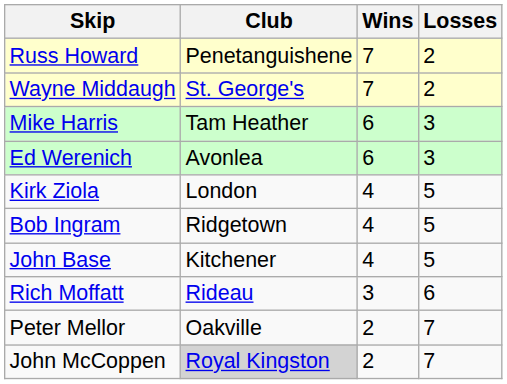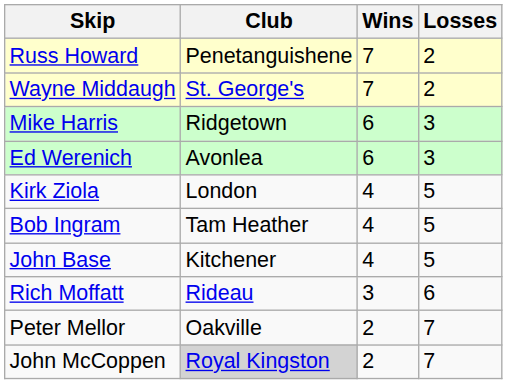(247, 123) Tam Heather -> (236, 123) Ridgetown
(236, 225) Ridgetown -> (247, 225) Tam Heather
